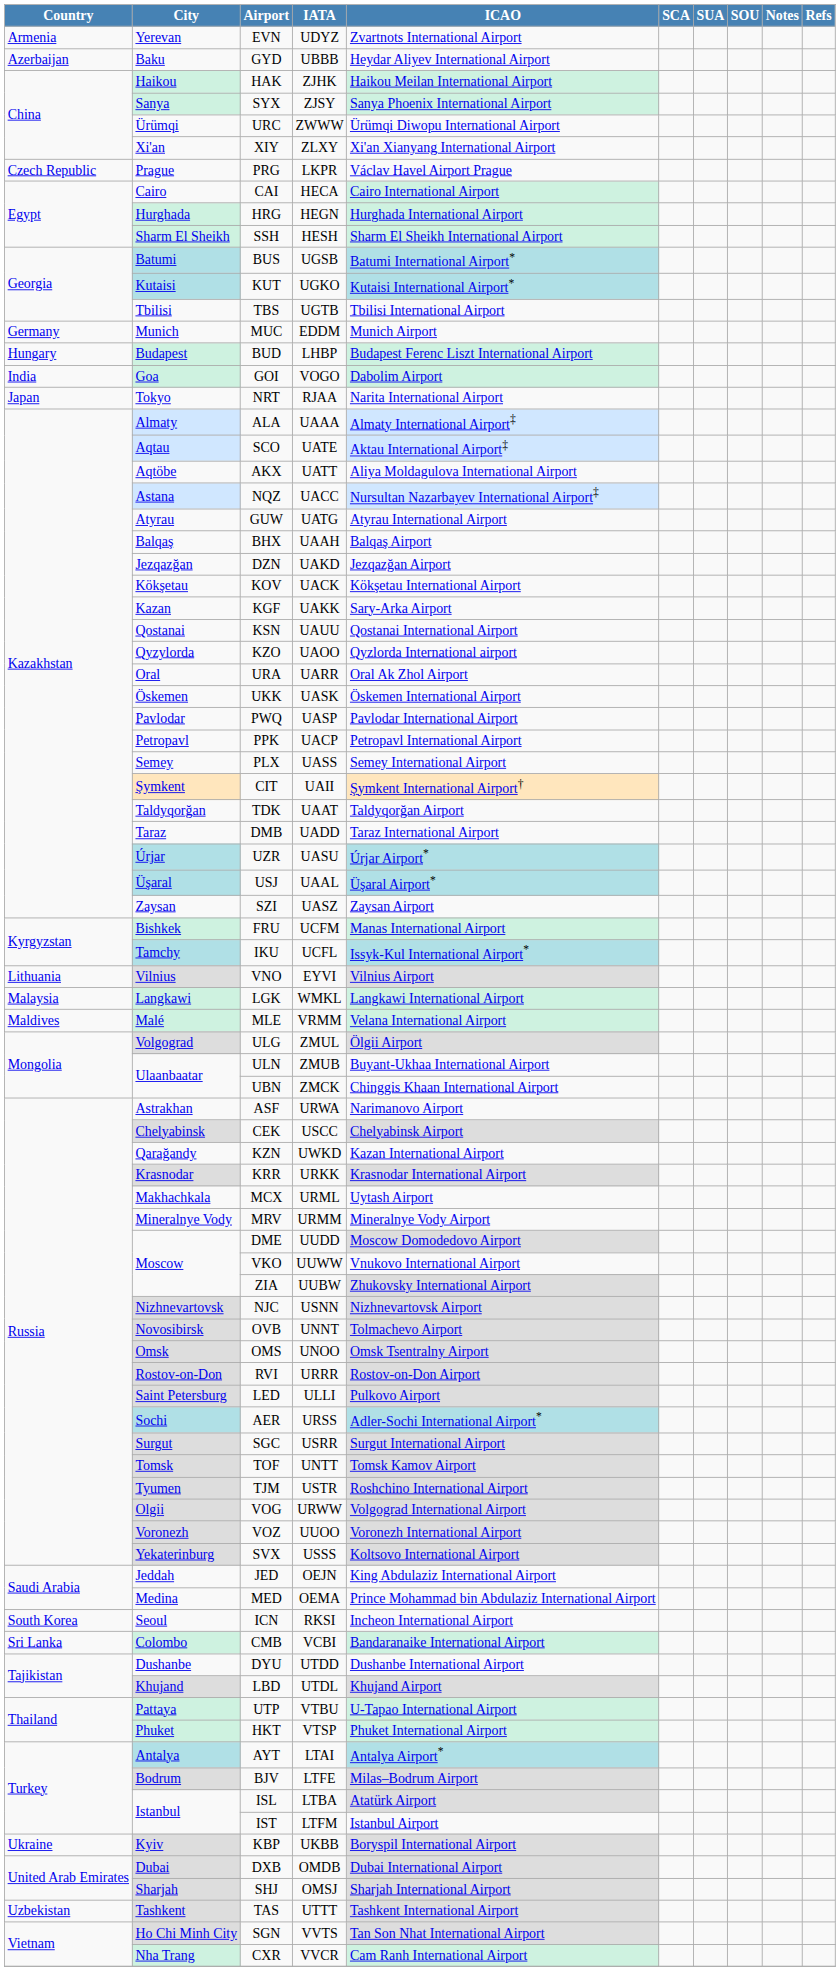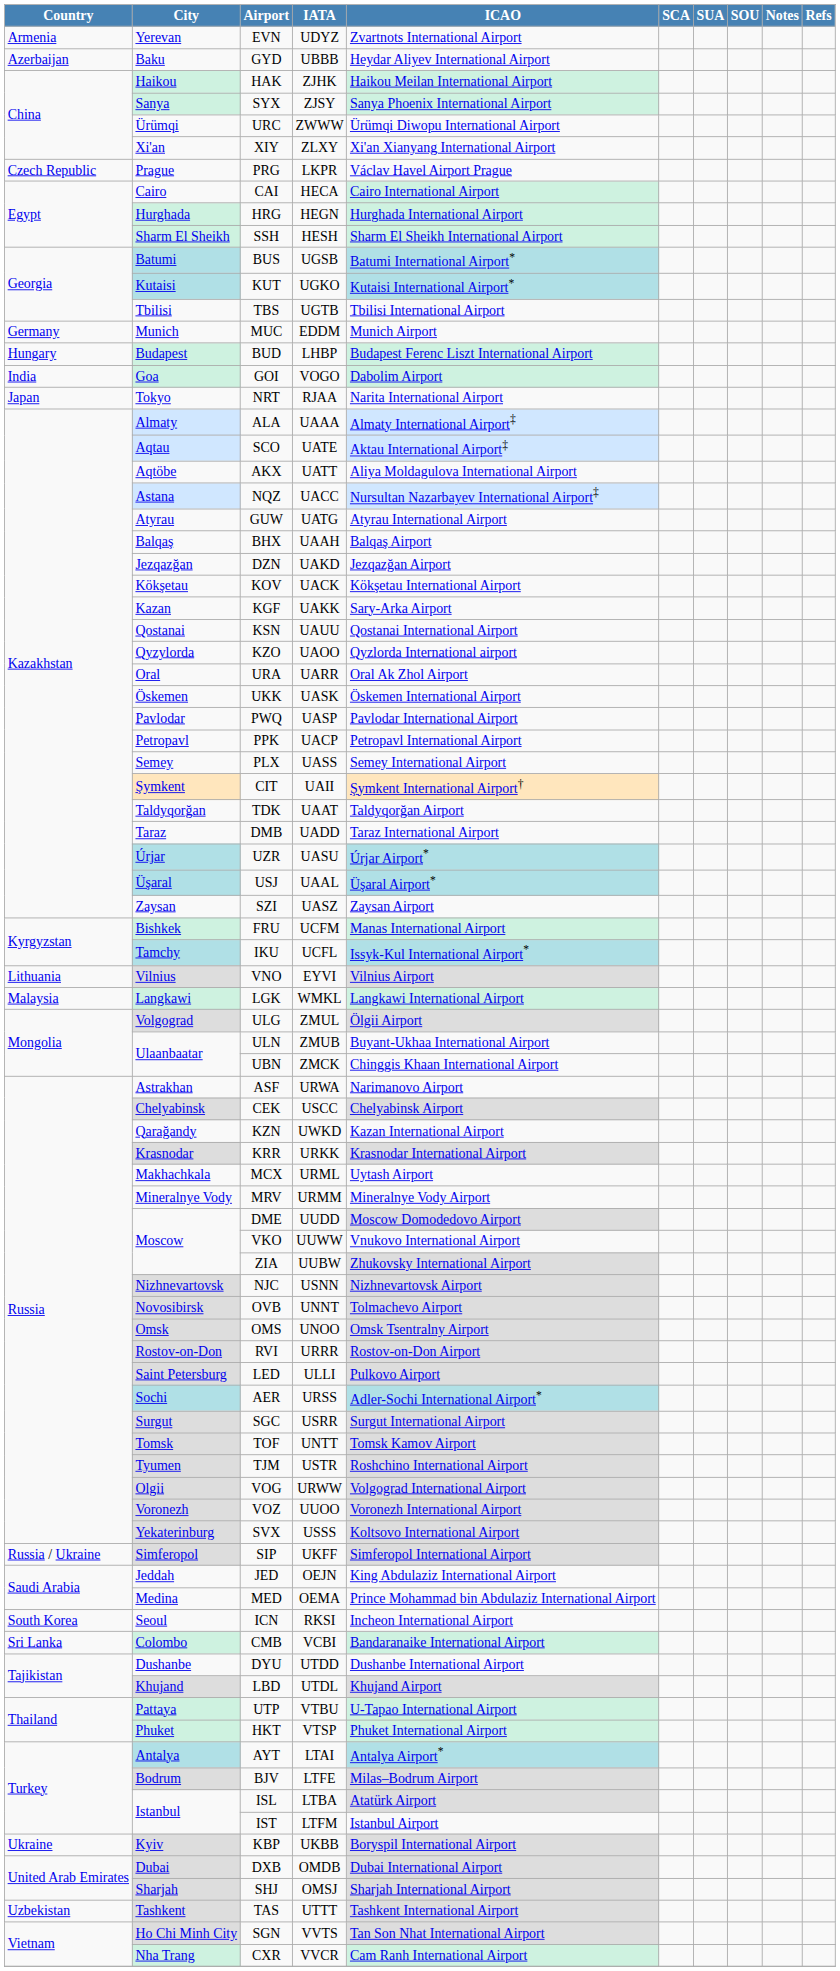- row: (266, 1020)
+ row: (266, 1554)
